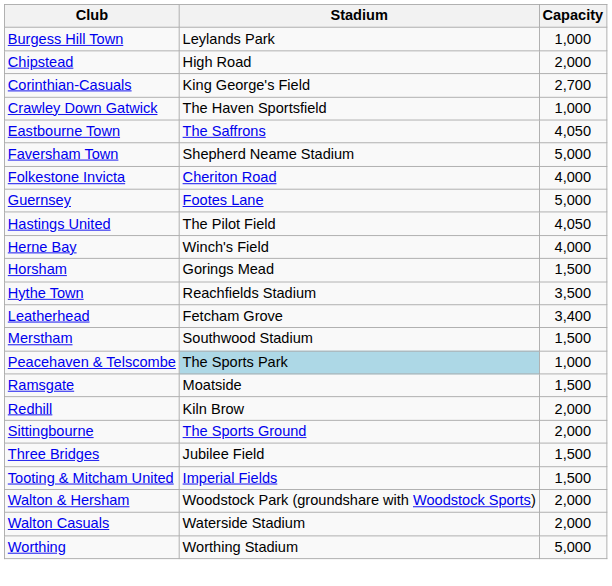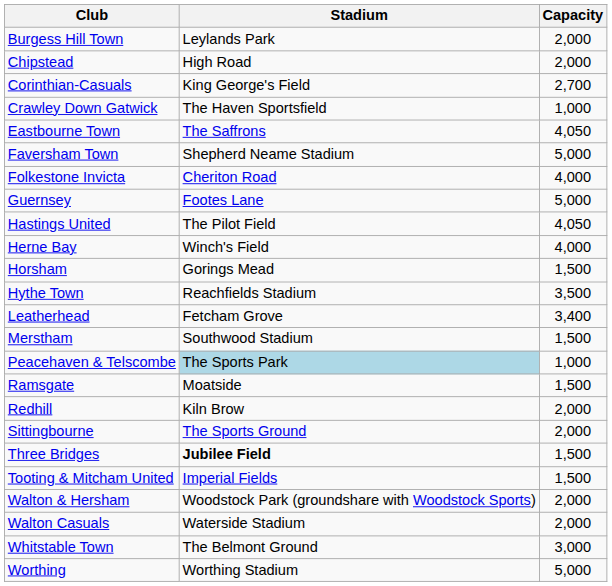(573, 39) 1,000 -> (573, 39) 2,000
(223, 454) normal -> (227, 454) bold
+ row: (61, 547)
